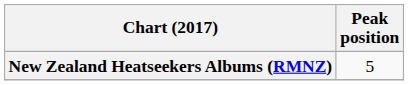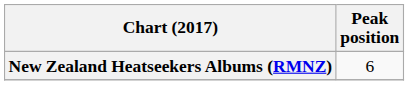(370, 65) 5 -> (370, 65) 6
